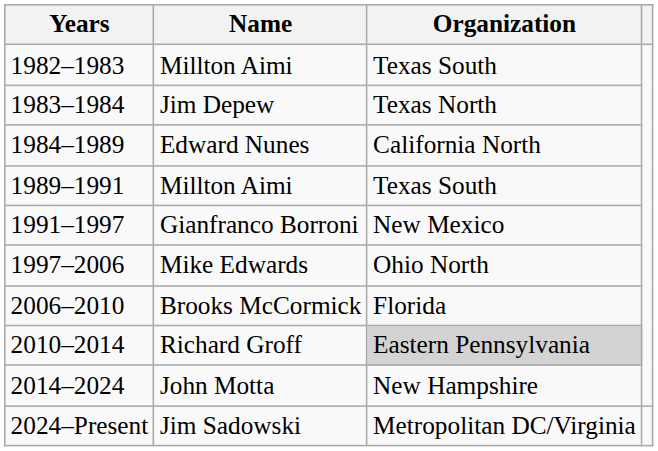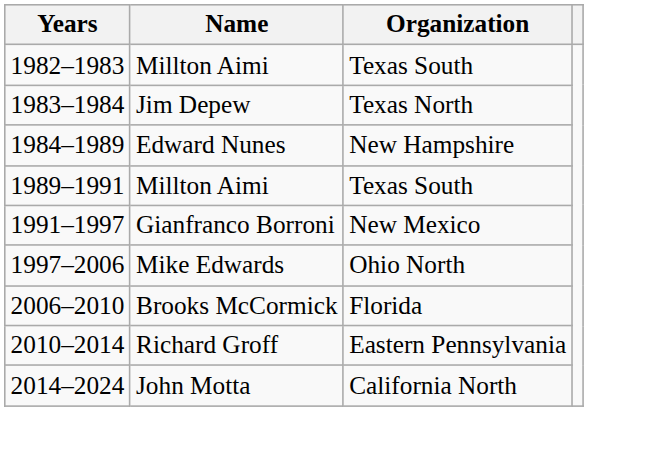(457, 144) California North -> (432, 144) New Hampshire
(482, 345) lightgrey background -> (458, 345) no background
(456, 385) New Hampshire -> (433, 385) California North
- row: (79, 425)
